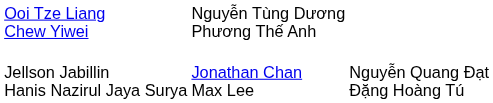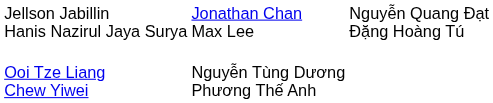rows swapped: (55, 22) <-> (96, 81)
